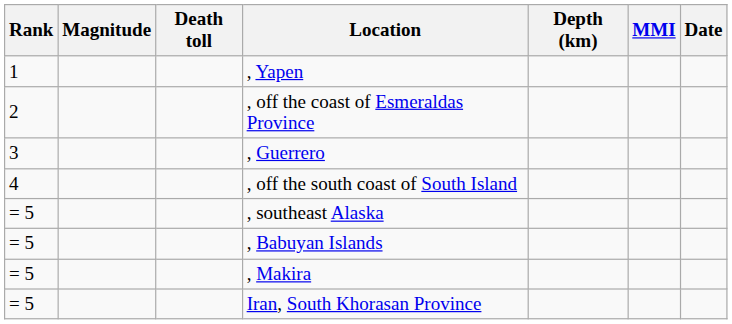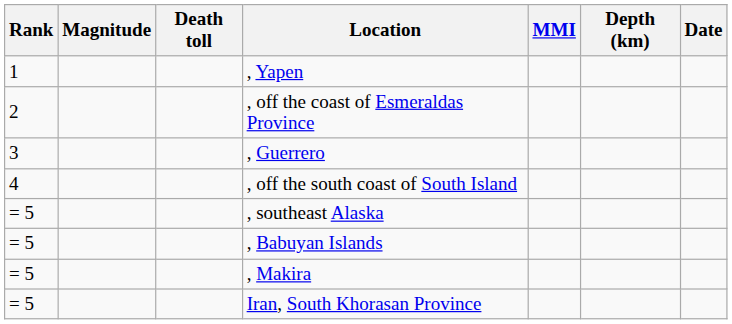columns swapped: (654, 30) <-> (578, 30)
